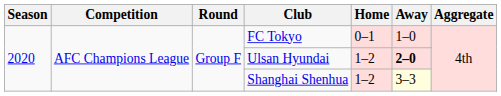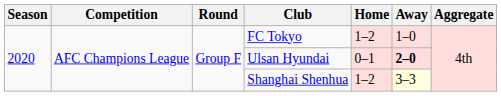(365, 36) 0–1 -> (365, 36) 1–2
(365, 58) 1–2 -> (365, 58) 0–1
